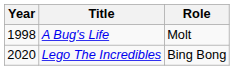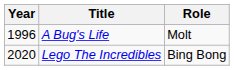(22, 34) 1998 -> (22, 34) 1996
